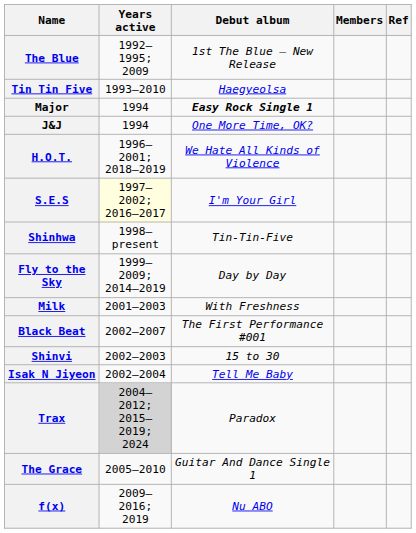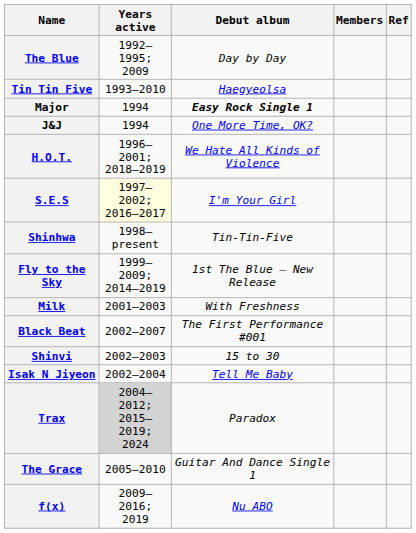(253, 58) 1st The Blue – New Release -> (253, 58) Day by Day
(253, 275) Day by Day -> (253, 275) 1st The Blue – New Release
